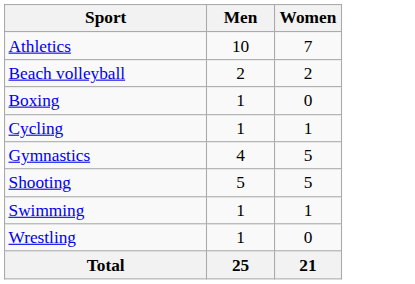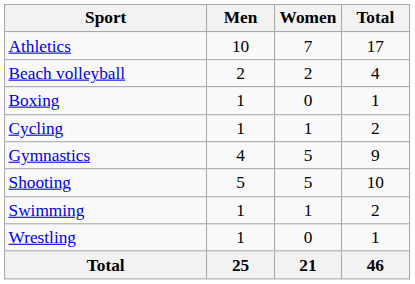+ column: (375, 18)
